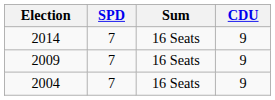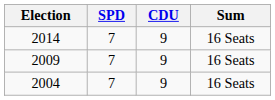columns swapped: (243, 15) <-> (176, 15)
